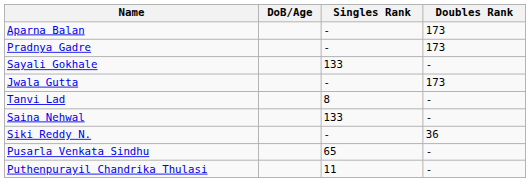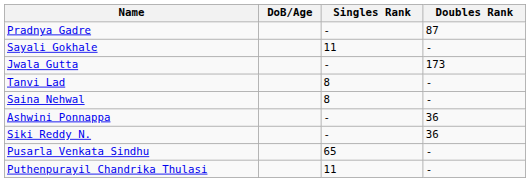- row: (46, 31)
(436, 48) 173 -> (432, 31) 87
(333, 65) 133 -> (330, 48) 11
(333, 118) 133 -> (327, 100) 8
+ row: (59, 118)
